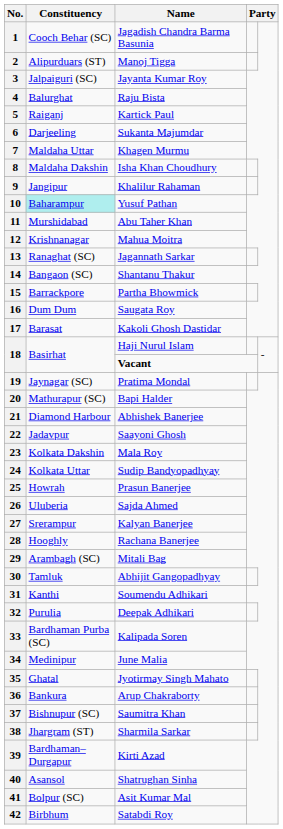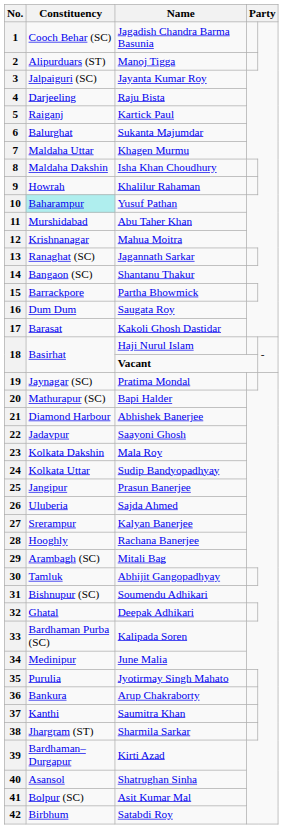(51, 97) Balurghat -> (52, 97) Darjeeling
(52, 132) Darjeeling -> (51, 132) Balurghat
(48, 185) Jangipur -> (47, 185) Howrah
(47, 487) Howrah -> (48, 487) Jangipur
(44, 594) Kanthi -> (64, 594) Bishnupur (SC)
(45, 612) Purulia -> (44, 612) Ghatal
(44, 678) Ghatal -> (45, 678) Purulia
(64, 713) Bishnupur (SC) -> (44, 713) Kanthi
